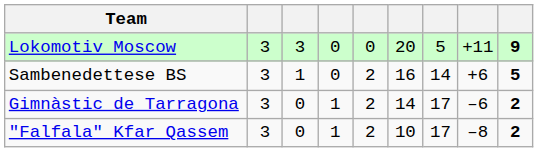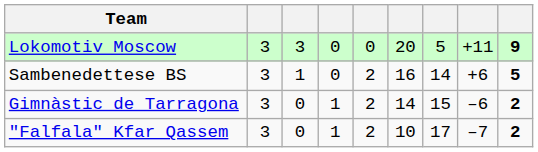(440, 104) 17 -> (440, 104) 15
(478, 132) –8 -> (478, 132) –7
